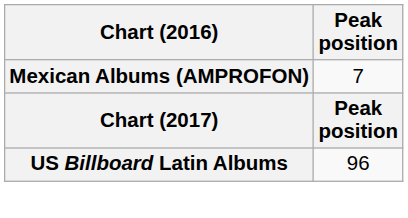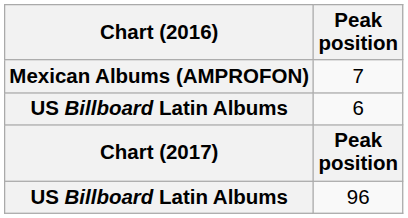+ row: (358, 108)
